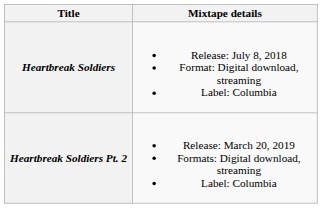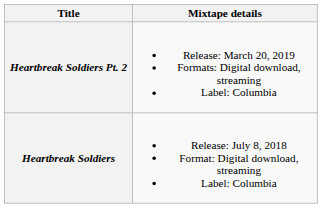rows swapped: (69, 67) <-> (69, 158)
